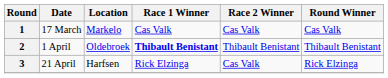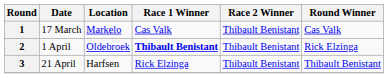(241, 29) Cas Valk -> (261, 29) Thibault Benistant
(343, 46) Thibault Benistant -> (331, 46) Rick Elzinga
(241, 63) Cas Valk -> (261, 63) Thibault Benistant
(331, 63) Rick Elzinga -> (343, 63) Thibault Benistant
